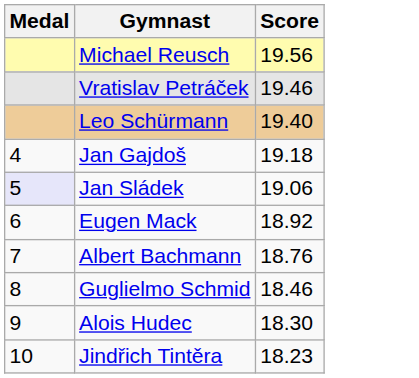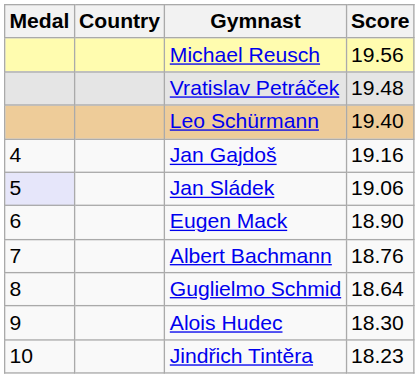+ column: (120, 21)
(287, 88) 19.46 -> (377, 88) 19.48
(287, 155) 19.18 -> (377, 155) 19.16
(287, 222) 18.92 -> (377, 222) 18.90
(287, 289) 18.46 -> (377, 289) 18.64
